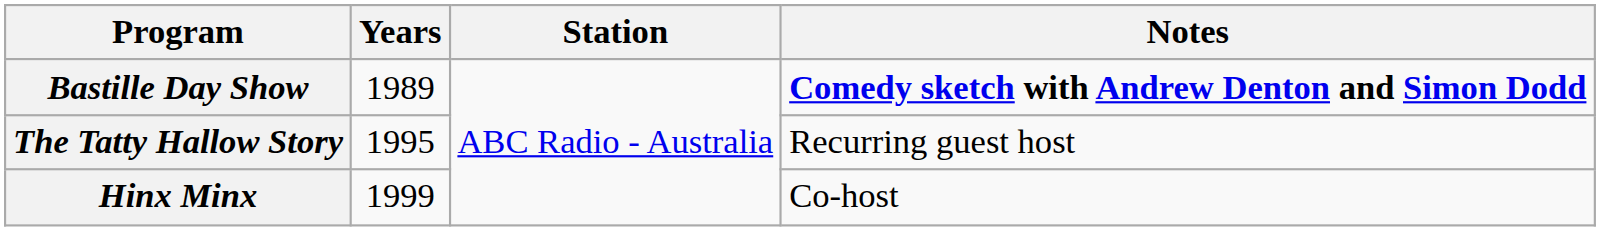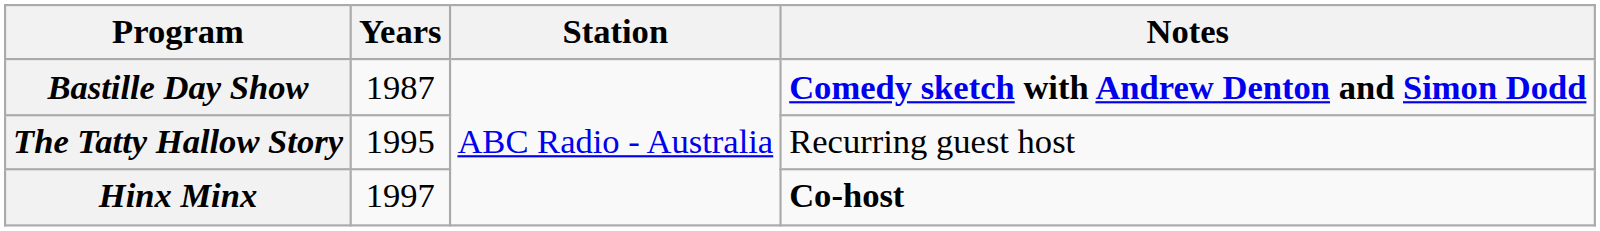(400, 86) 1989 -> (400, 86) 1987
(400, 196) 1999 -> (400, 196) 1997
(844, 196) normal -> (847, 196) bold
